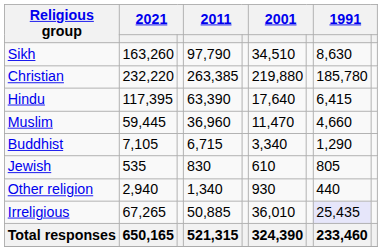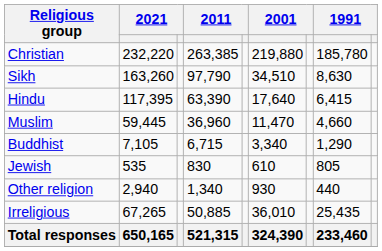rows swapped: (36, 76) <-> (22, 54)
(338, 212) lavender background -> (338, 212) no background
